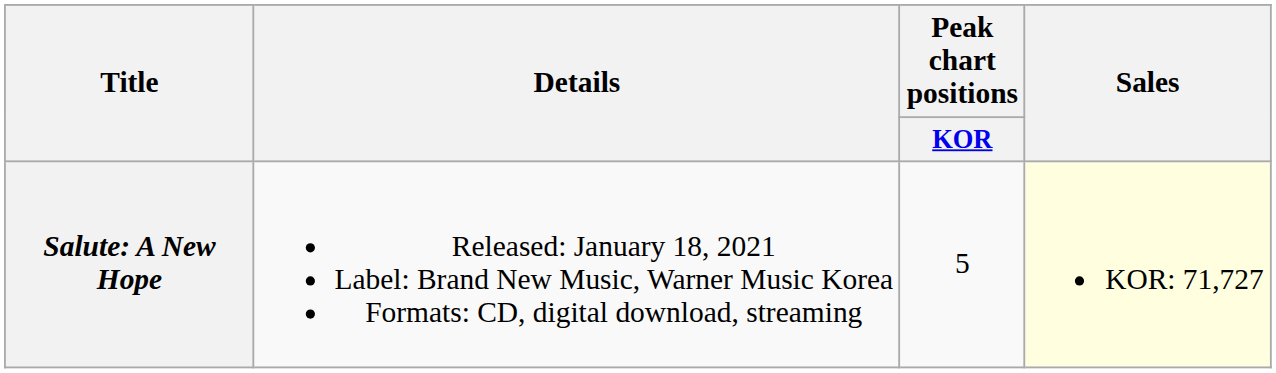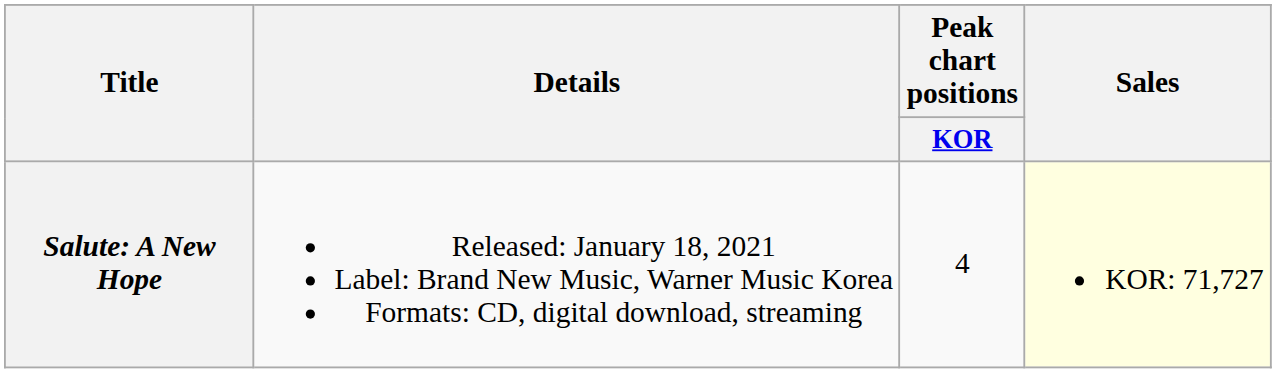(962, 263) 5 -> (962, 263) 4
